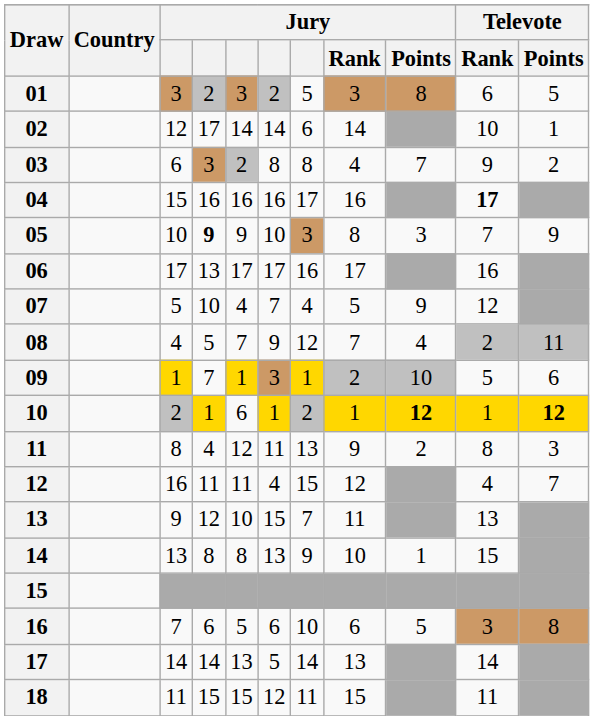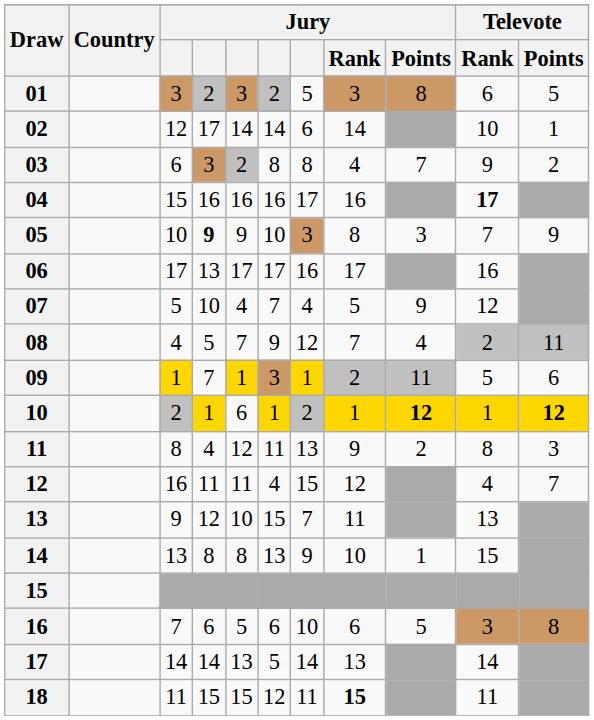(421, 377) 10 -> (421, 377) 11
(355, 697) normal -> (355, 697) bold
